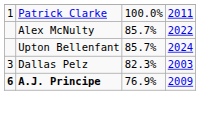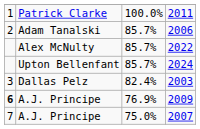+ row: (180, 30)
(141, 64) 82.3% -> (141, 82) 82.4%
(59, 82) bold -> (59, 99) normal
+ row: (180, 116)
